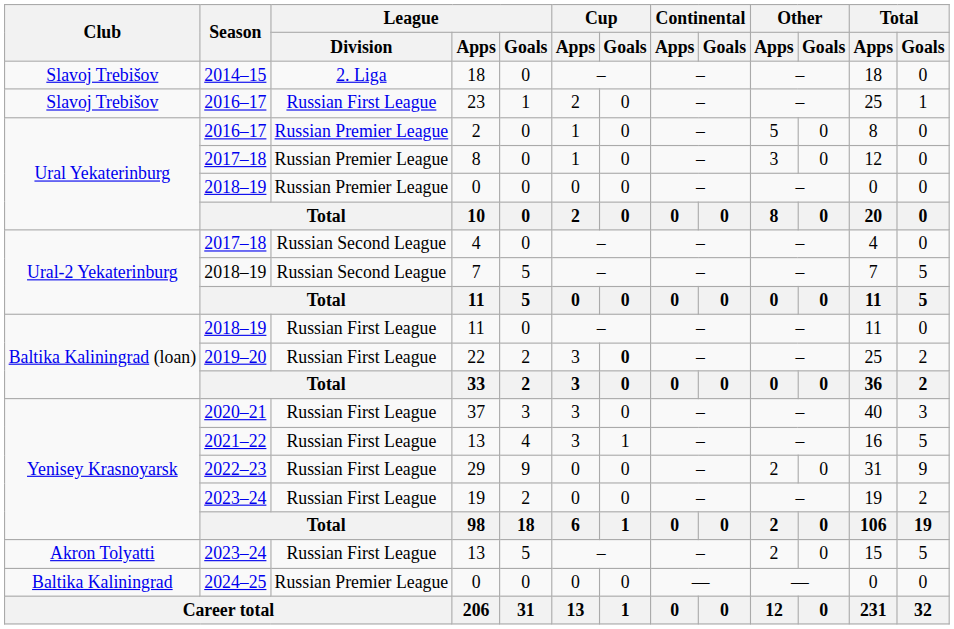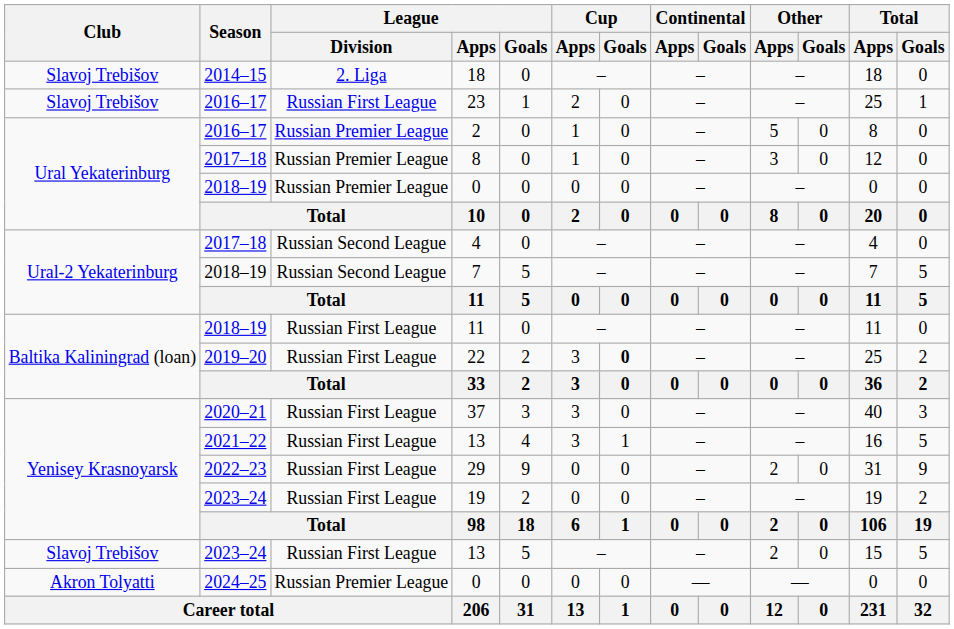(102, 553) Akron Tolyatti -> (102, 553) Slavoj Trebišov
(102, 581) Baltika Kaliningrad -> (102, 581) Akron Tolyatti
